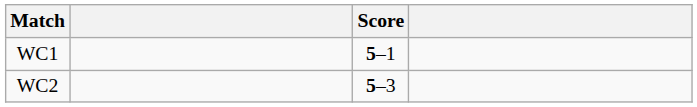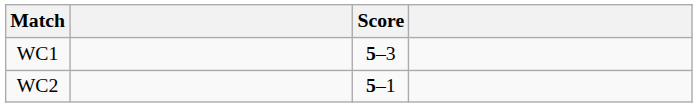(381, 53) 5–1 -> (381, 53) 5–3
(381, 86) 5–3 -> (381, 86) 5–1
